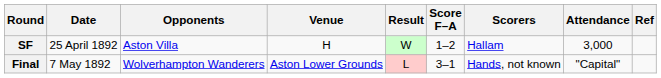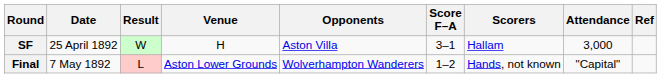columns swapped: (194, 20) <-> (406, 20)
(446, 45) 1–2 -> (446, 45) 3–1
(446, 63) 3–1 -> (446, 63) 1–2
